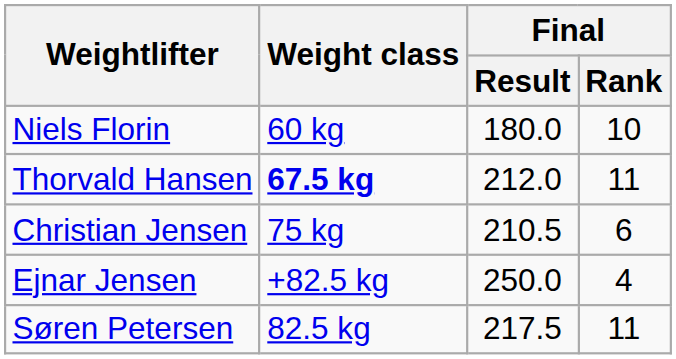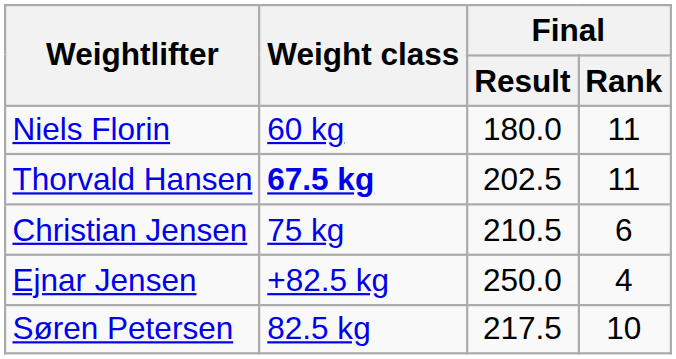(624, 130) 10 -> (624, 130) 11
(522, 180) 212.0 -> (522, 180) 202.5
(624, 329) 11 -> (624, 329) 10
